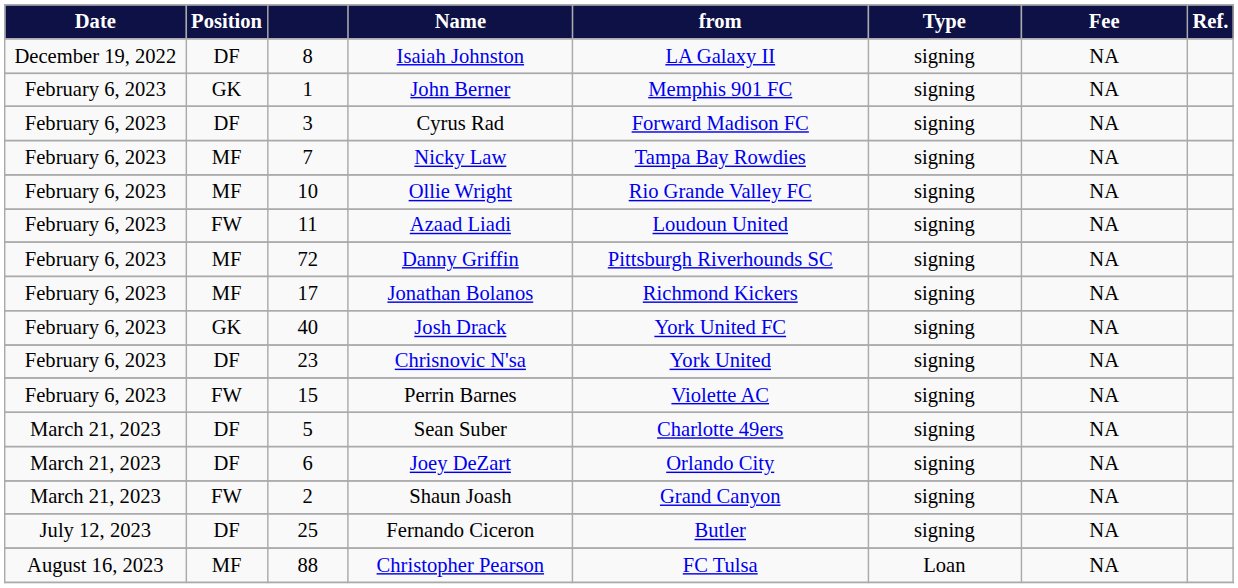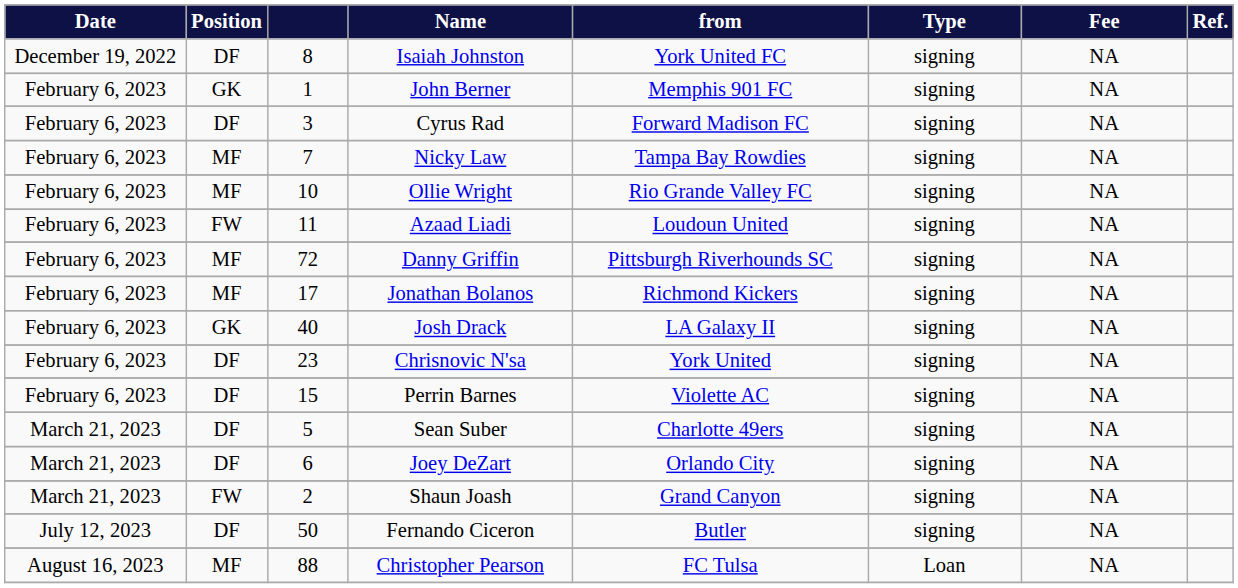(720, 55) LA Galaxy II -> (720, 55) York United FC
(720, 327) York United FC -> (720, 327) LA Galaxy II
(227, 395) FW -> (227, 395) DF
(308, 531) 25 -> (308, 531) 50
